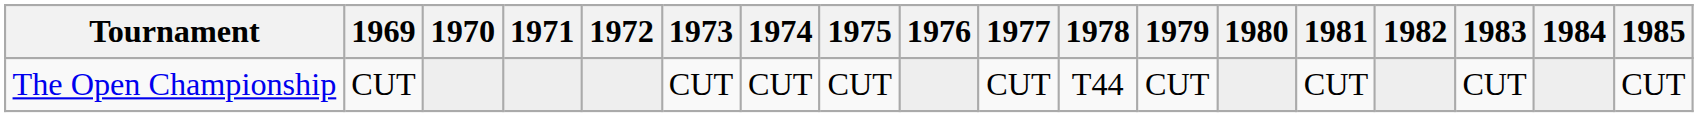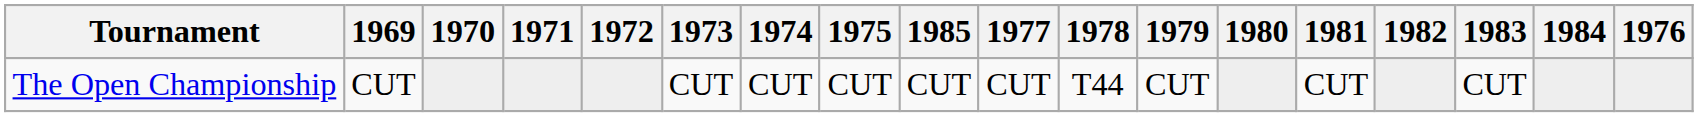columns swapped: (939, 31) <-> (1653, 31)
